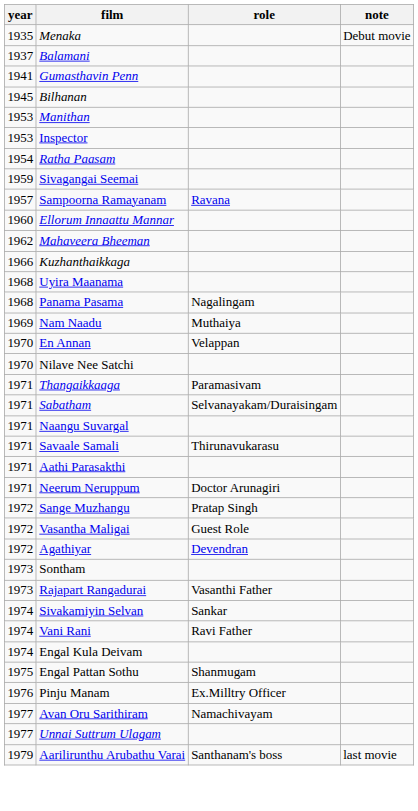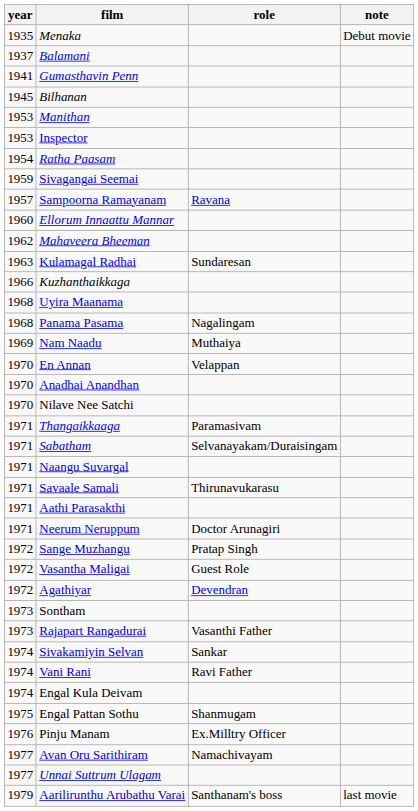+ row: (88, 261)
+ row: (89, 384)
